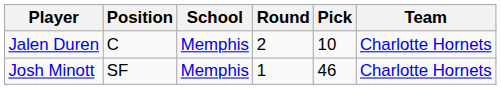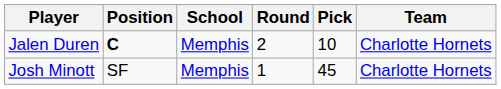(113, 44) normal -> (113, 44) bold
(327, 71) 46 -> (327, 71) 45
